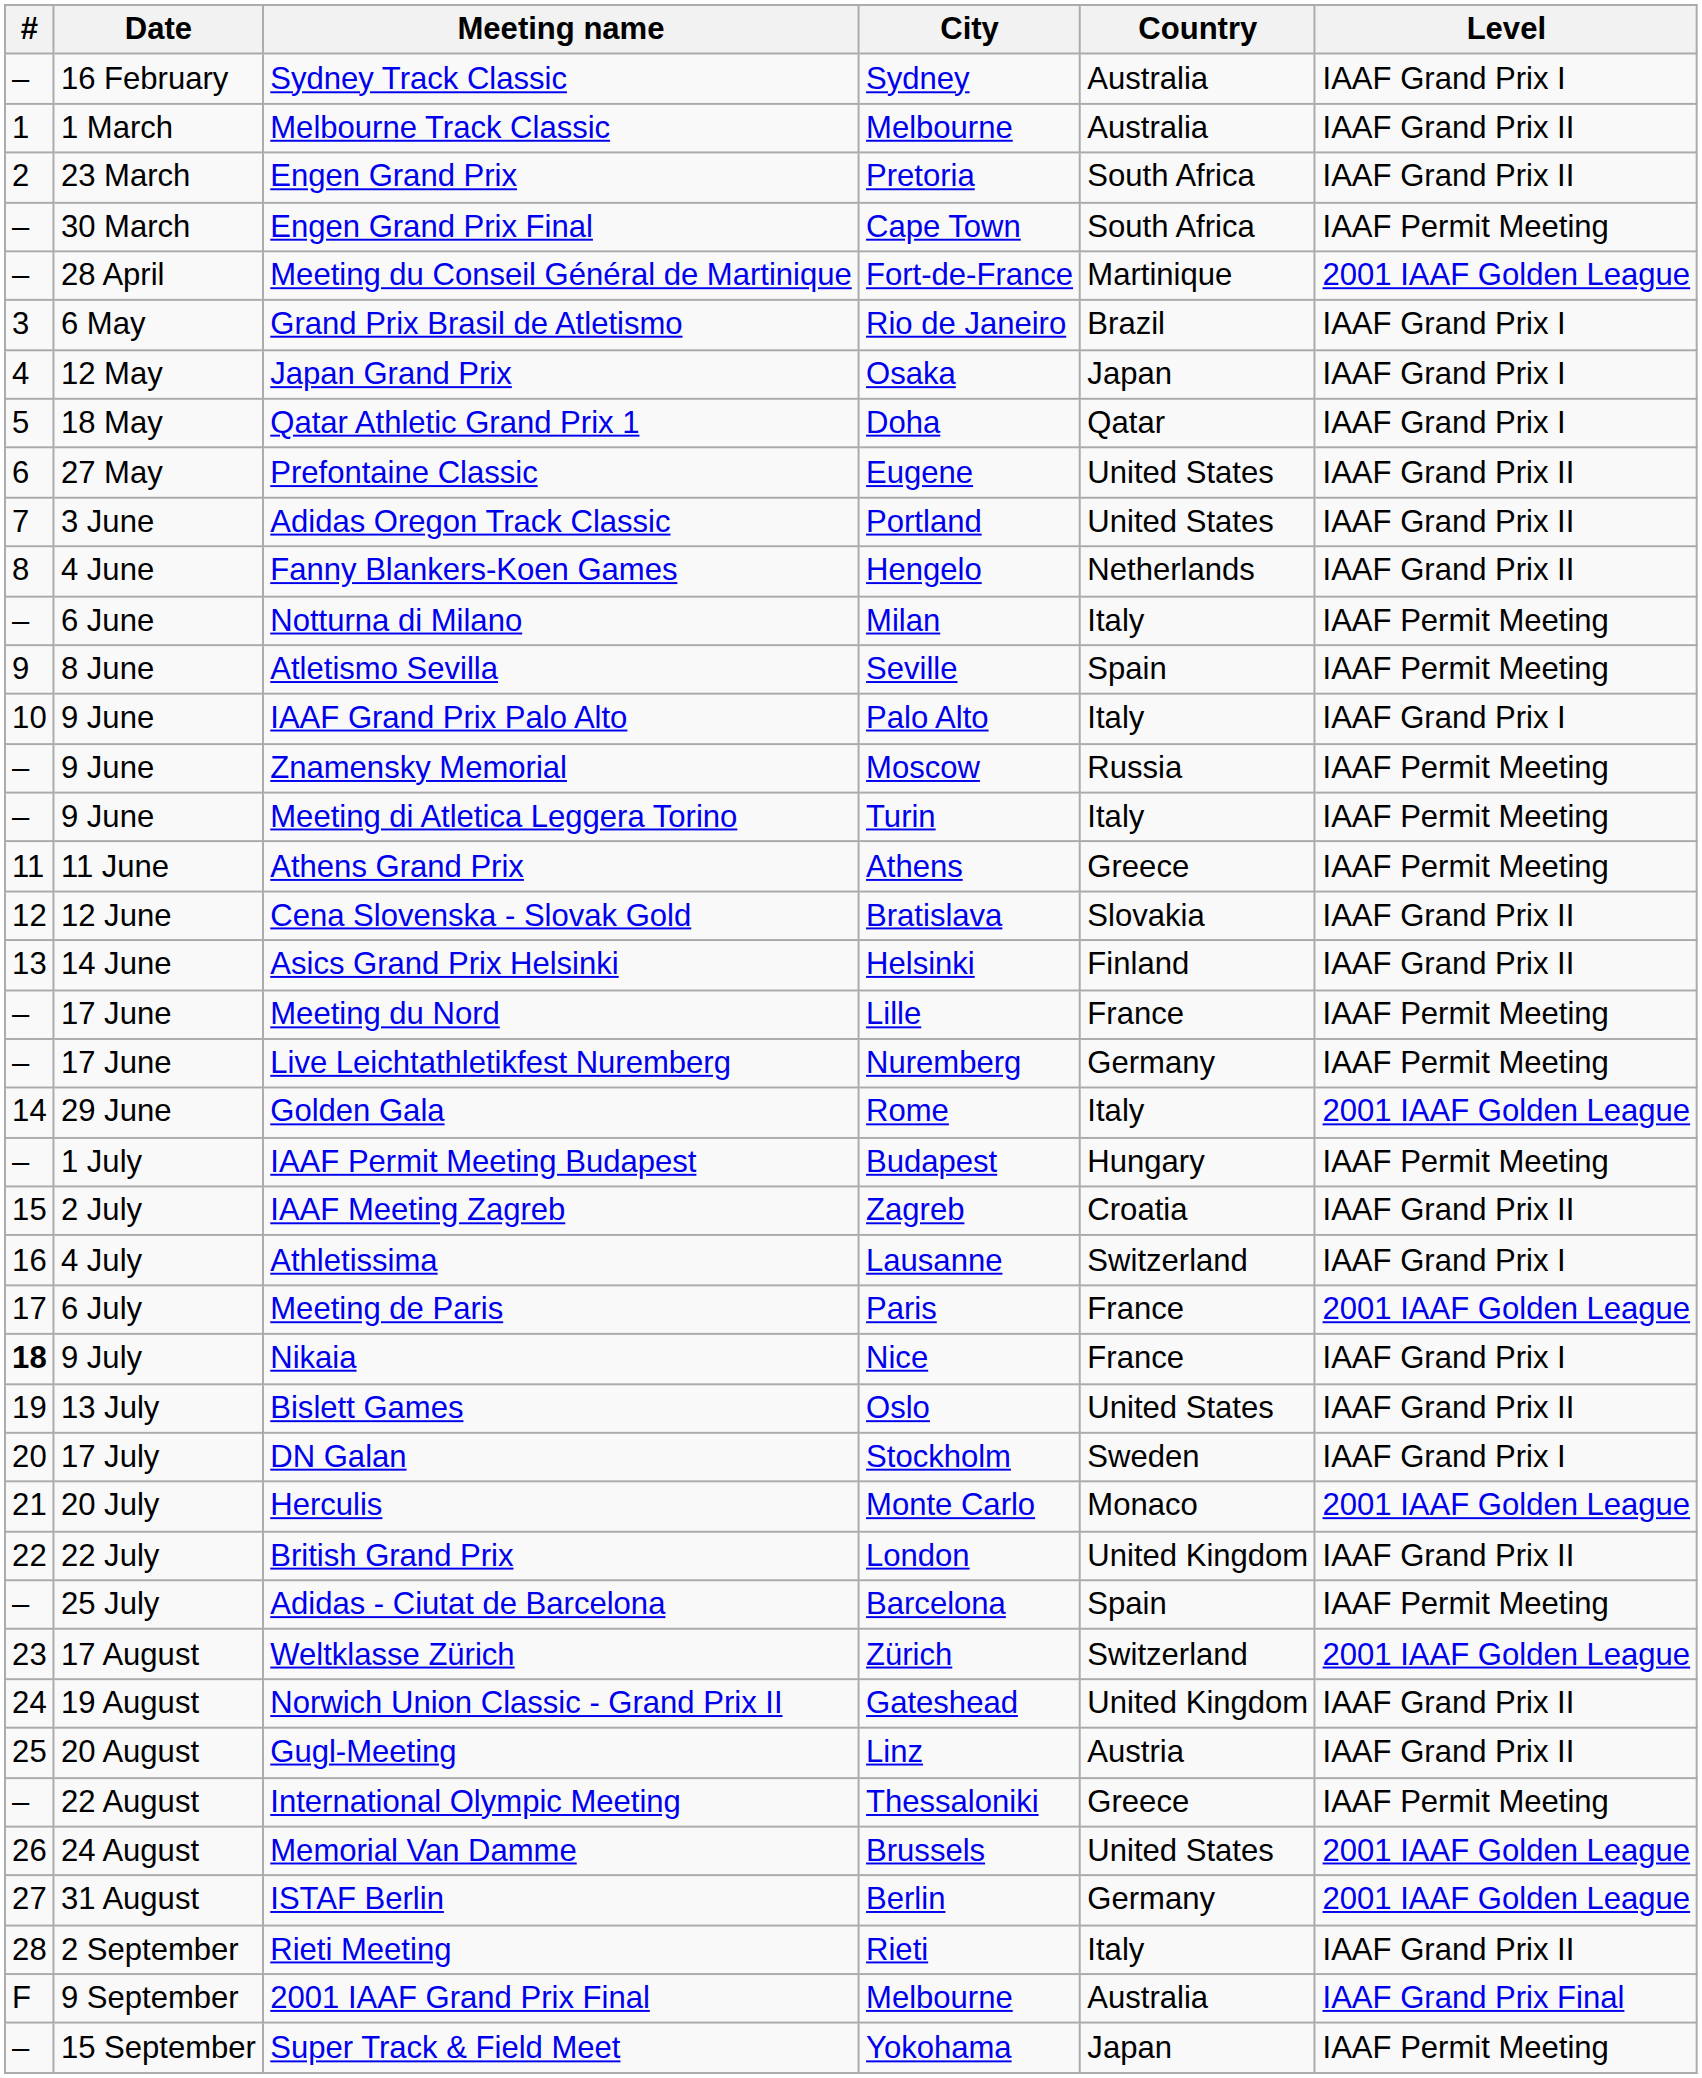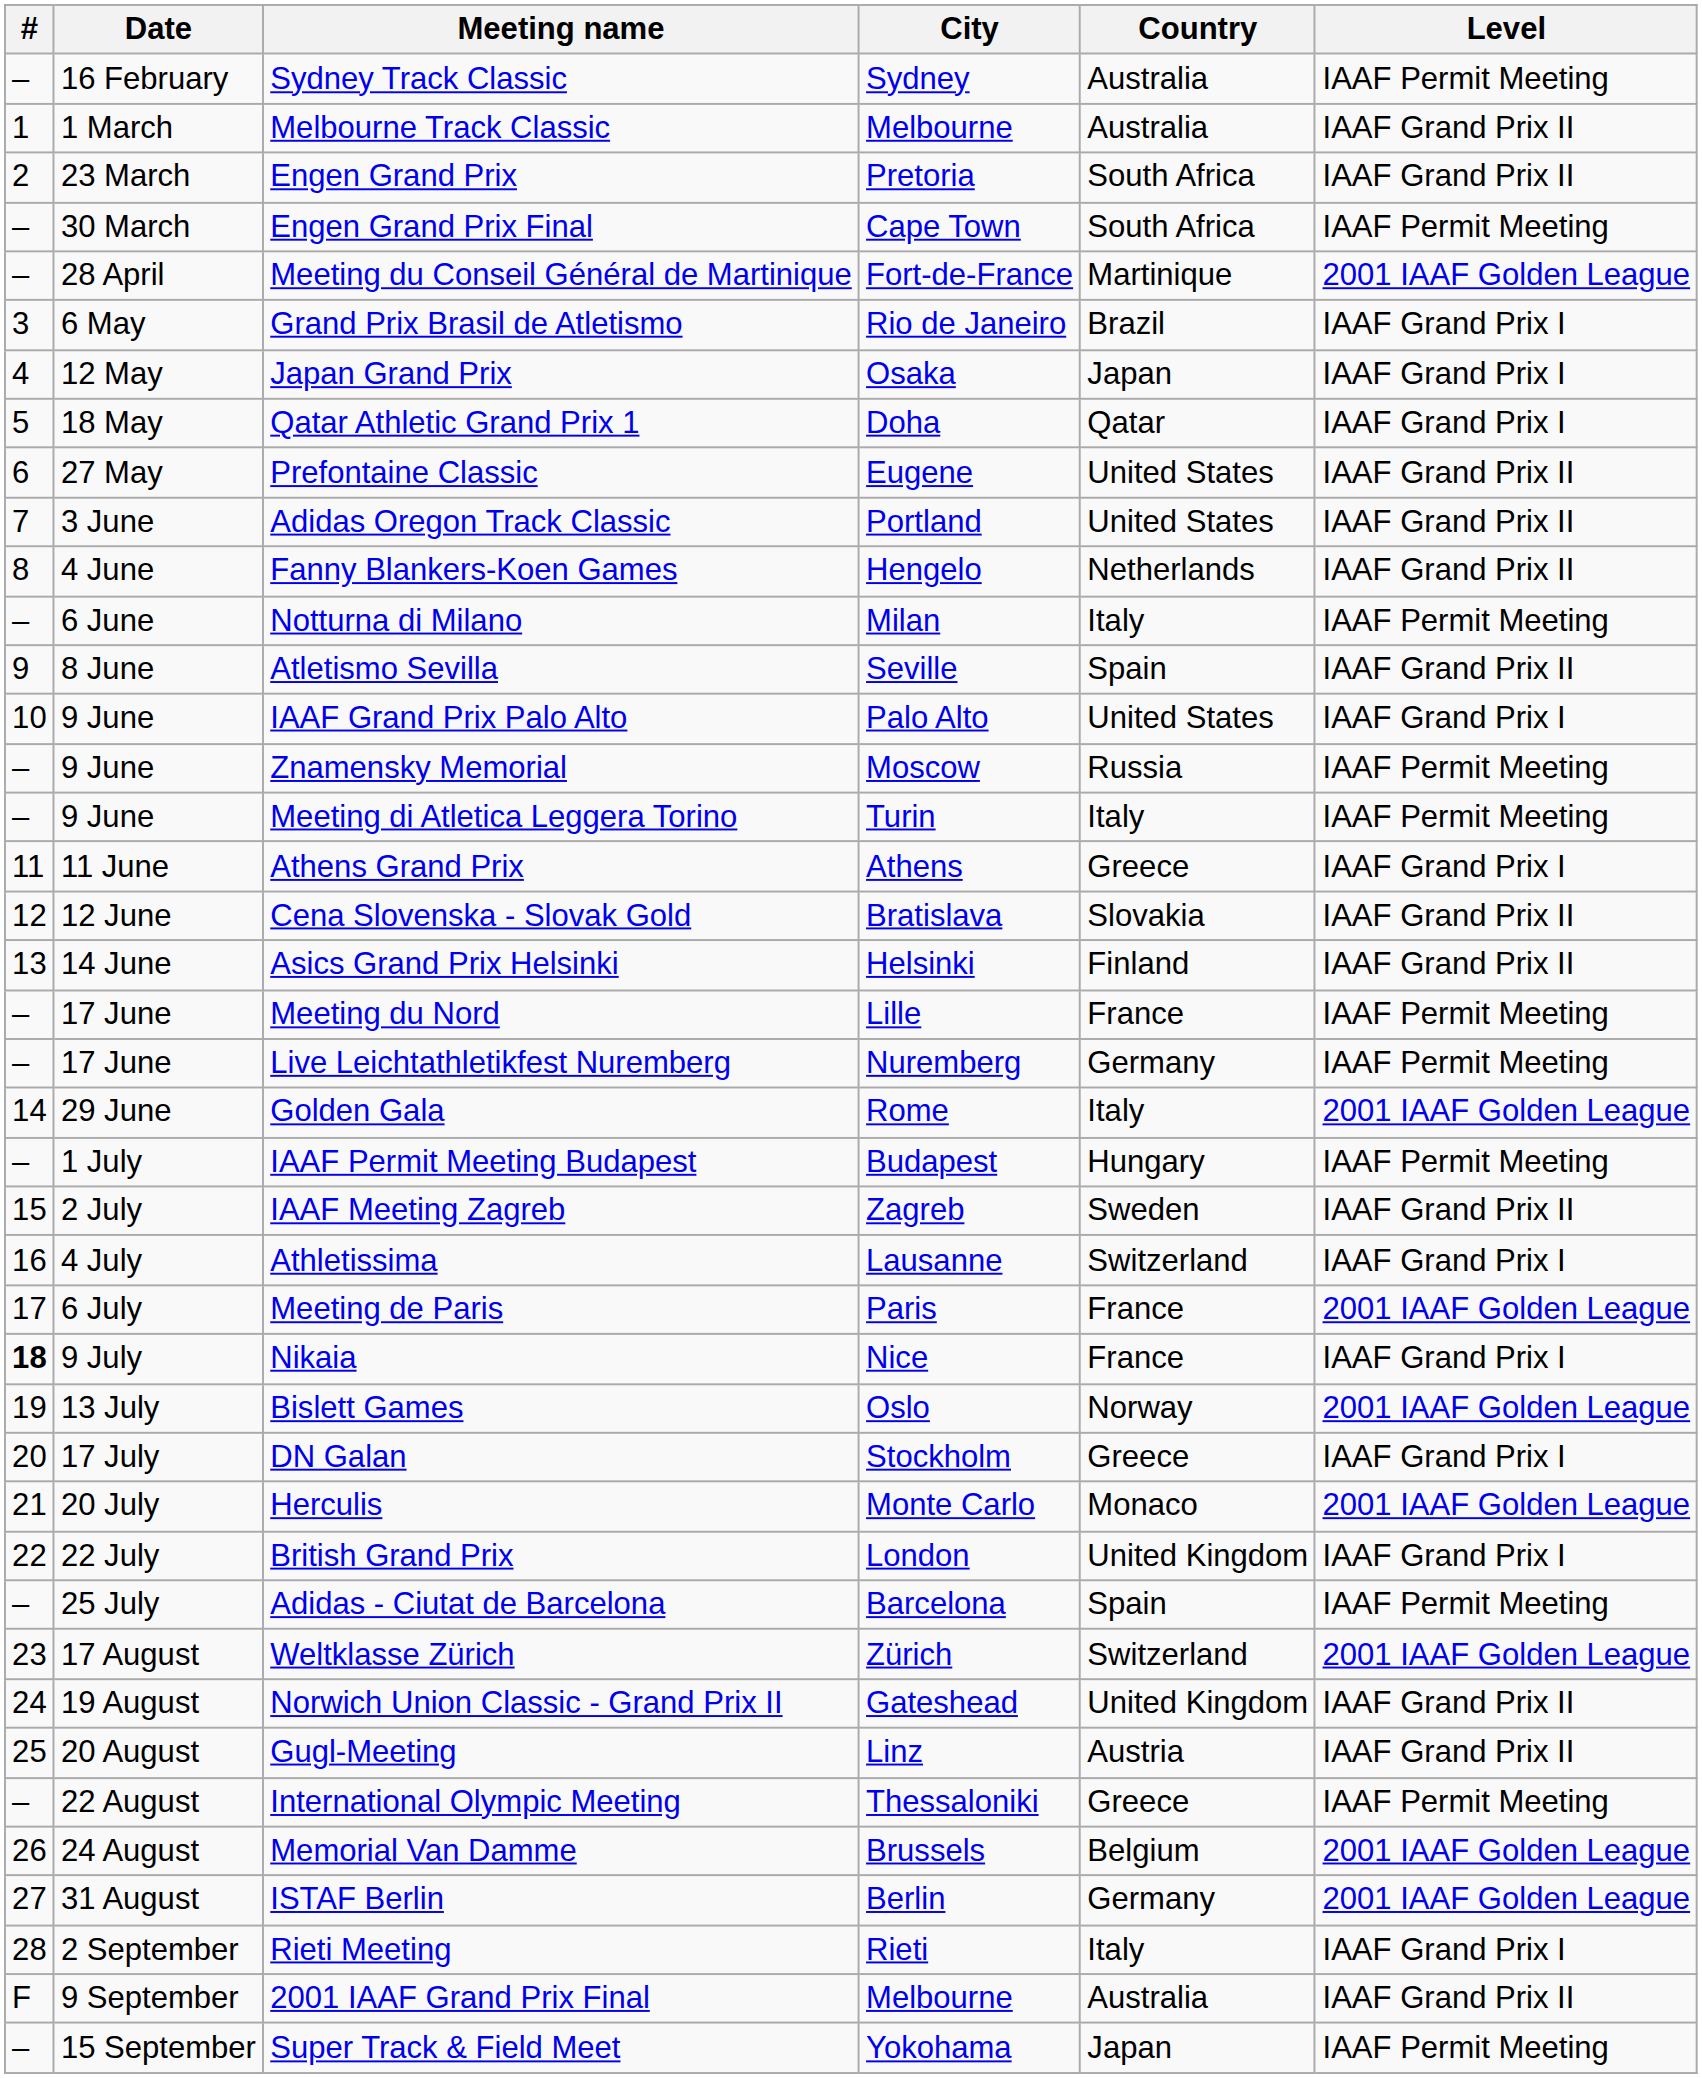(1444, 78) IAAF Grand Prix I -> (1466, 78) IAAF Permit Meeting
(1466, 669) IAAF Permit Meeting -> (1448, 669) IAAF Grand Prix II
(1116, 718) Italy -> (1181, 718) United States
(1466, 865) IAAF Permit Meeting -> (1444, 865) IAAF Grand Prix I
(1137, 1210) Croatia -> (1143, 1210) Sweden
(1181, 1407) United States -> (1140, 1407) Norway
(1448, 1407) IAAF Grand Prix II -> (1506, 1407) 2001 IAAF Golden League
(1143, 1456) Sweden -> (1138, 1456) Greece
(1448, 1555) IAAF Grand Prix II -> (1444, 1555) IAAF Grand Prix I
(1181, 1850) United States -> (1143, 1850) Belgium
(1448, 1948) IAAF Grand Prix II -> (1444, 1948) IAAF Grand Prix I
(1473, 1998) IAAF Grand Prix Final -> (1448, 1998) IAAF Grand Prix II
